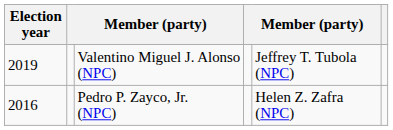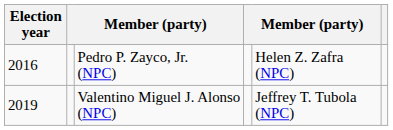rows swapped: (133, 105) <-> (159, 65)
